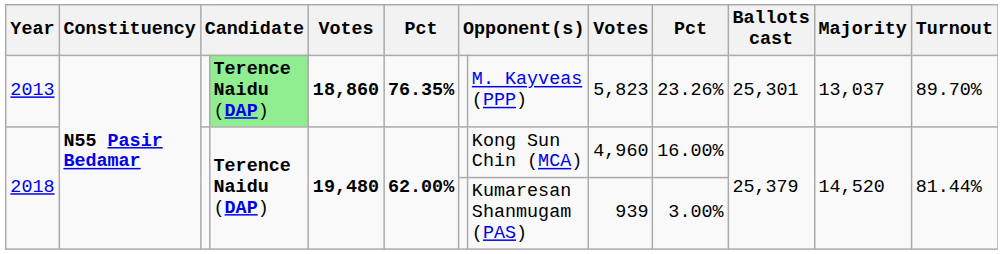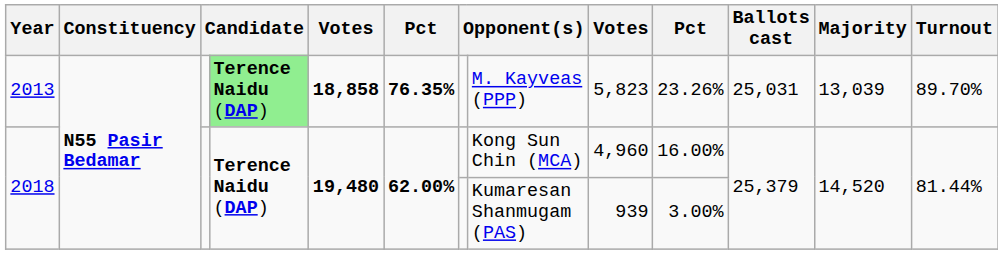(346, 91) 18,860 -> (346, 91) 18,858
(766, 91) 25,301 -> (766, 91) 25,031
(852, 91) 13,037 -> (852, 91) 13,039
